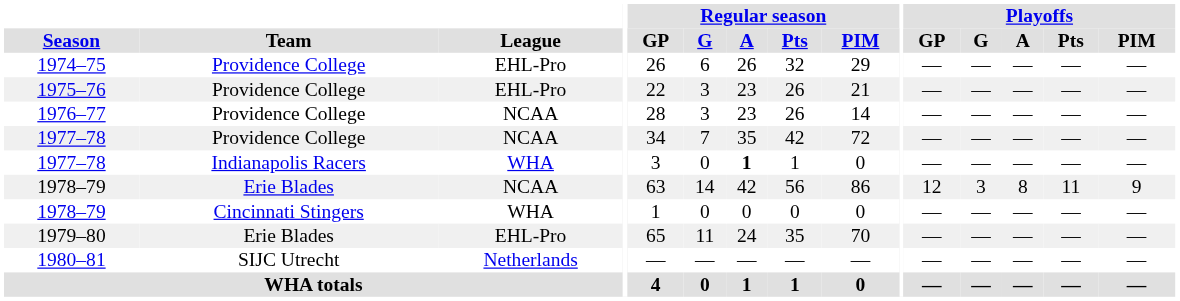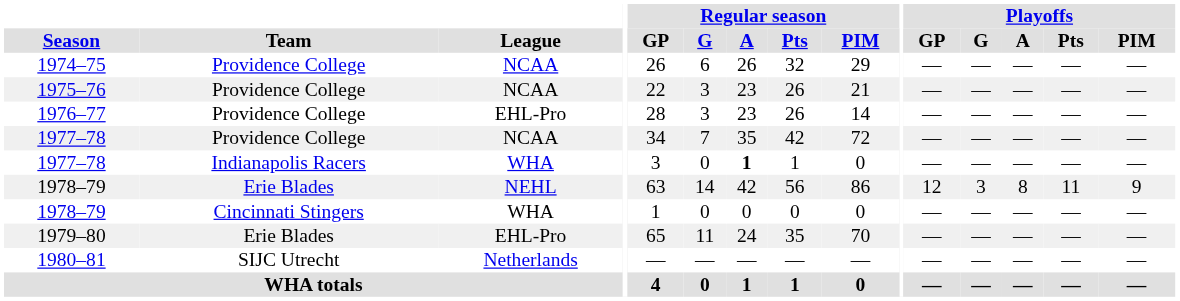(531, 64) EHL-Pro -> (531, 64) NCAA
(531, 89) EHL-Pro -> (531, 89) NCAA
(531, 113) NCAA -> (531, 113) EHL-Pro
(531, 186) NCAA -> (531, 186) NEHL
